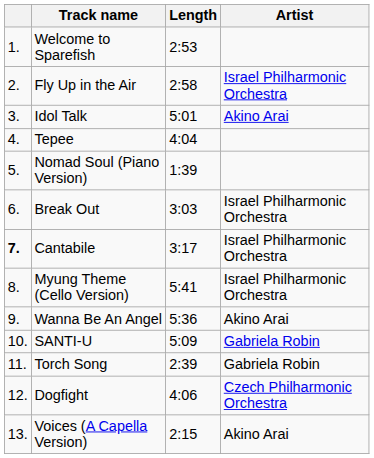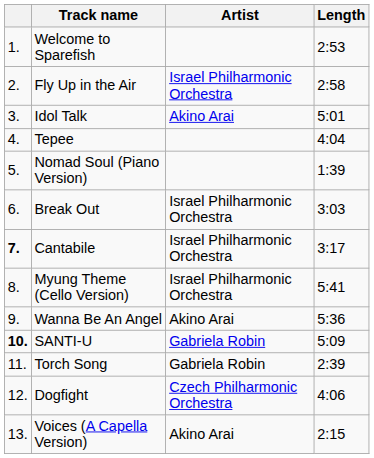columns swapped: (295, 15) <-> (193, 15)
(18, 341) normal -> (18, 341) bold
